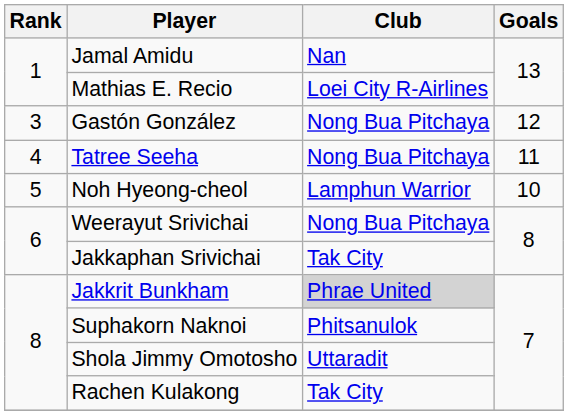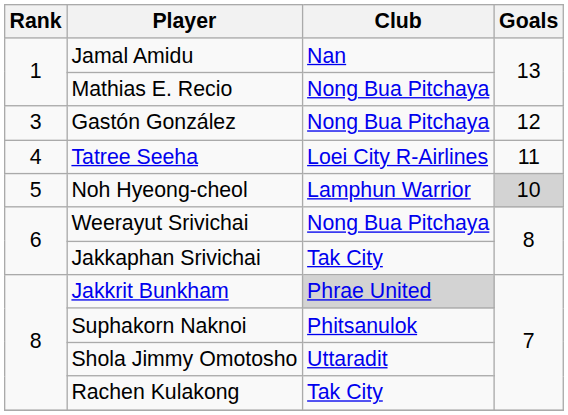(398, 88) Loei City R-Airlines -> (398, 88) Nong Bua Pitchaya
(398, 156) Nong Bua Pitchaya -> (398, 156) Loei City R-Airlines
(529, 190) no background -> (529, 190) lightgrey background
